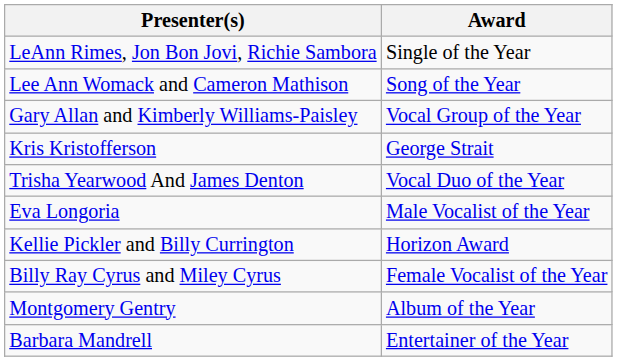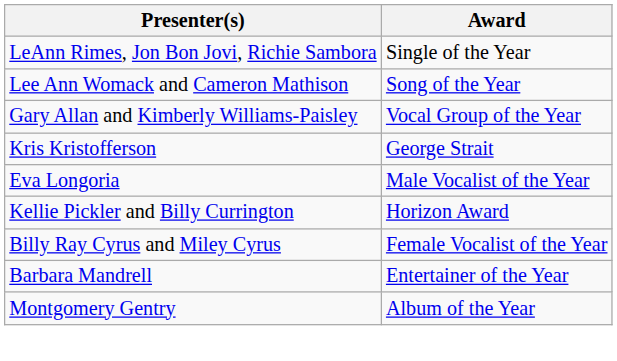- row: (156, 180)
rows swapped: (92, 308) <-> (81, 340)
